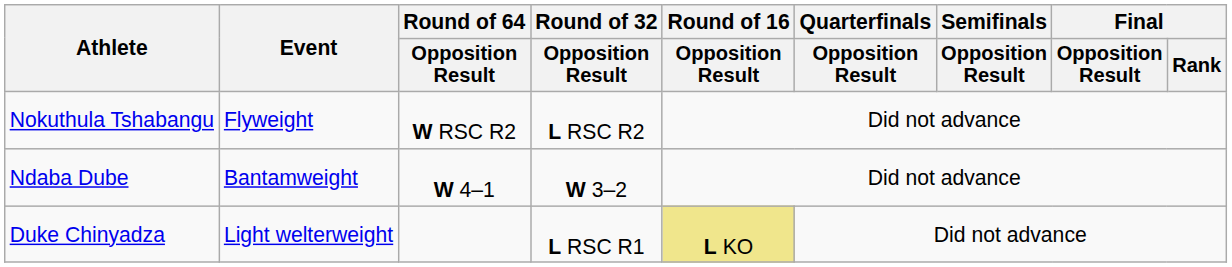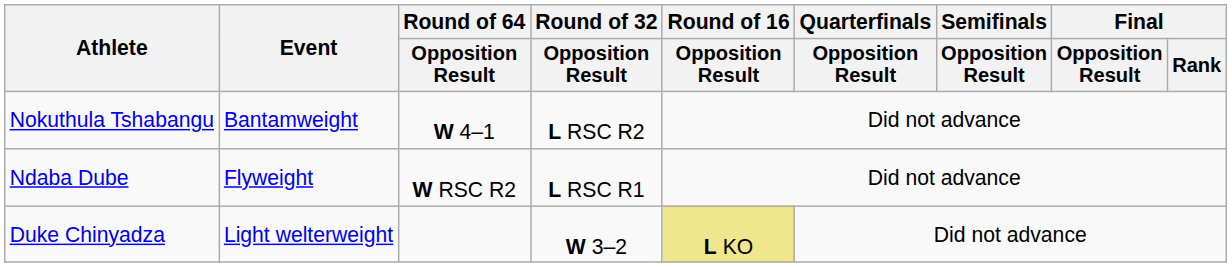(269, 121) Flyweight -> (291, 121) Bantamweight
(464, 132) W RSC R2 -> (464, 132) W 4–1
(291, 178) Bantamweight -> (269, 178) Flyweight
(464, 189) W 4–1 -> (464, 189) W RSC R2
(596, 189) W 3–2 -> (596, 189) L RSC R1
(596, 246) L RSC R1 -> (596, 246) W 3–2
